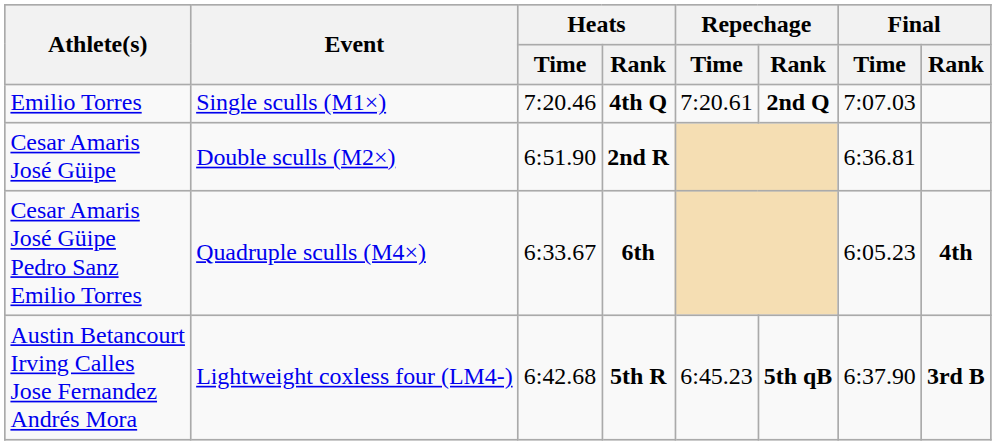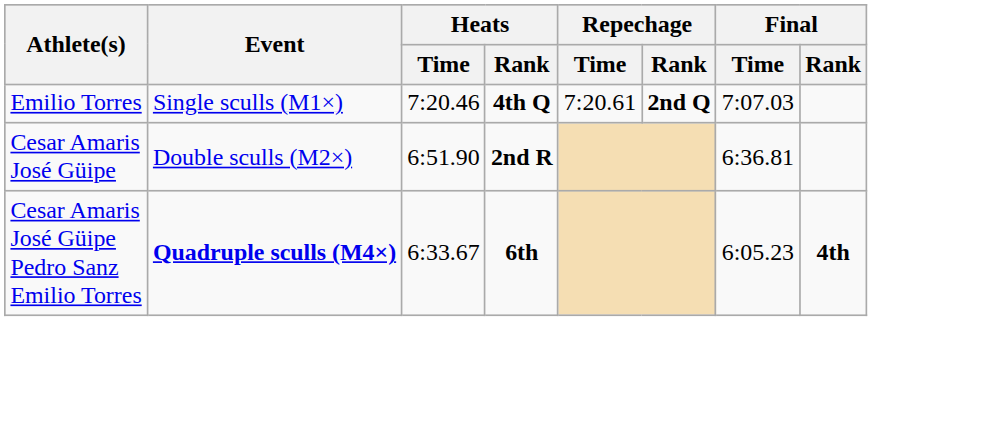(311, 252) normal -> (275, 252) bold
- row: (98, 376)
